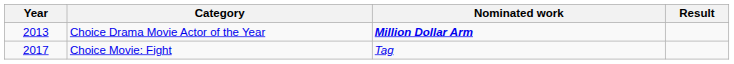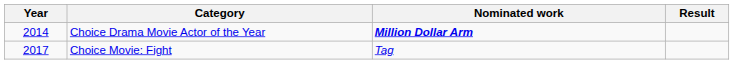(36, 31) 2013 -> (36, 31) 2014
